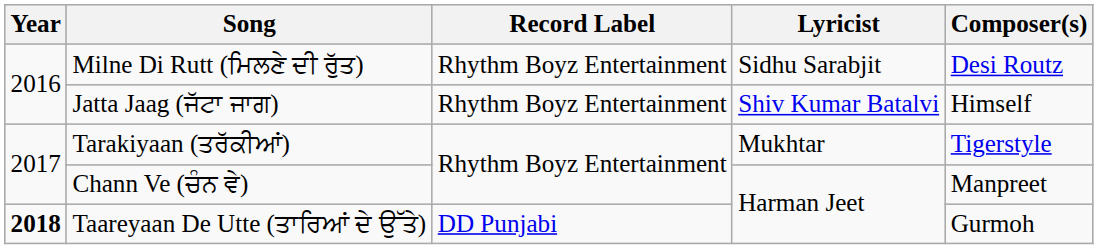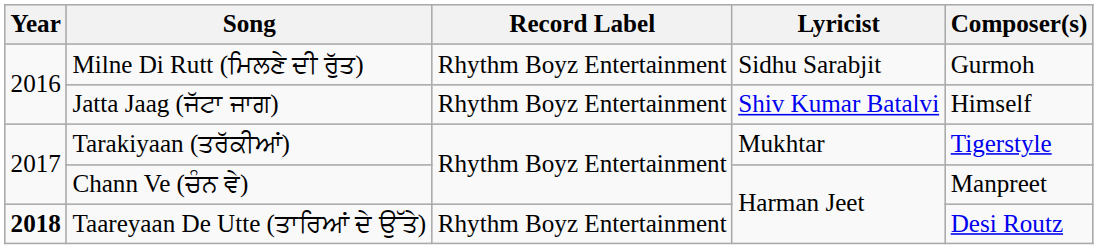(1007, 64) Desi Routz -> (993, 64) Gurmoh
(497, 223) DD Punjabi -> (582, 223) Rhythm Boyz Entertainment
(993, 223) Gurmoh -> (1007, 223) Desi Routz
